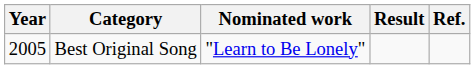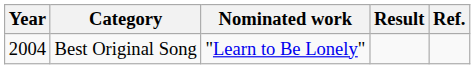(27, 48) 2005 -> (27, 48) 2004
